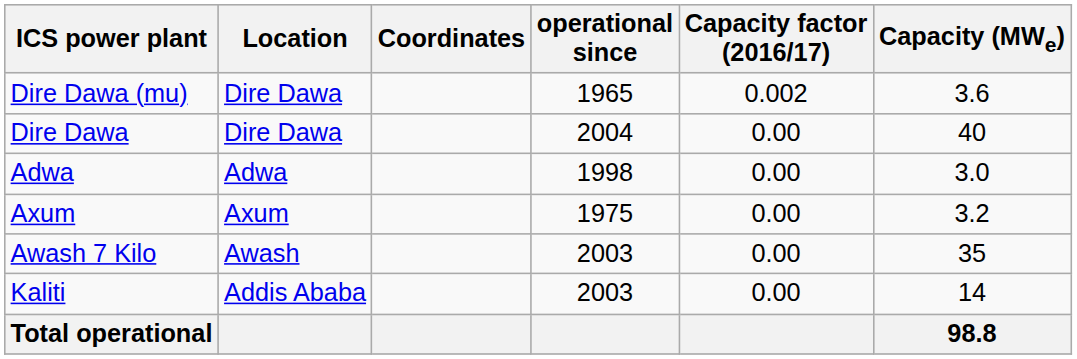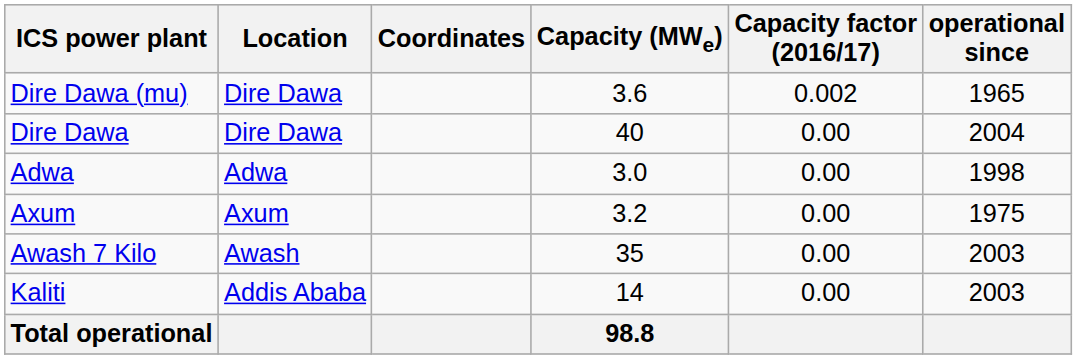columns swapped: (972, 39) <-> (605, 38)
